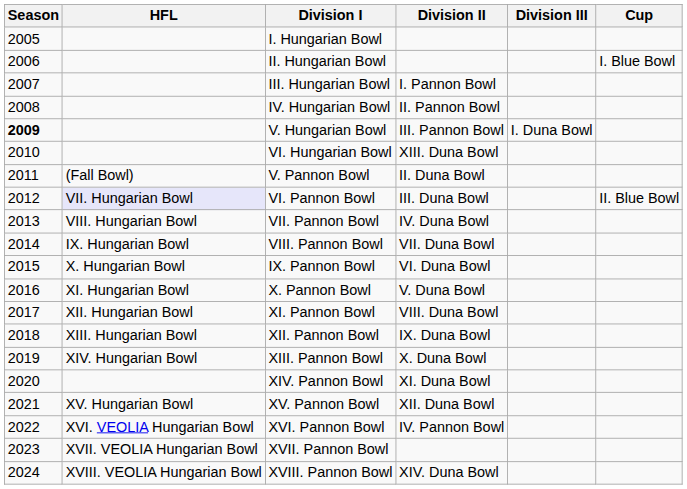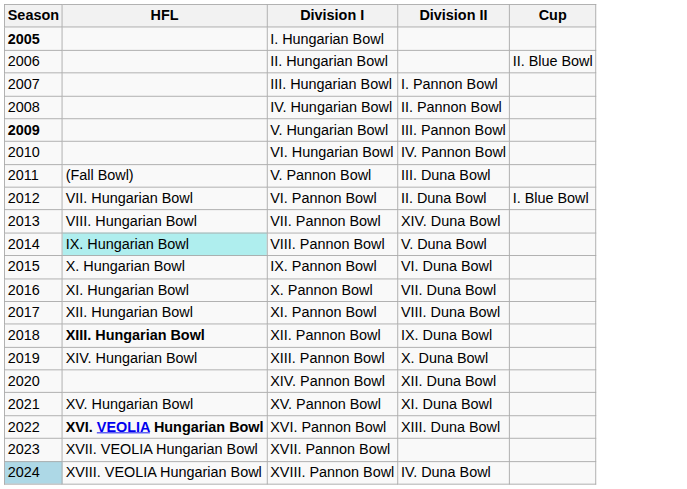- column: (552, 15)
(24, 38) normal -> (24, 38) bold
(637, 61) I. Blue Bowl -> (553, 61) II. Blue Bowl
(449, 152) XIII. Duna Bowl -> (453, 152) IV. Pannon Bowl
(442, 175) II. Duna Bowl -> (446, 175) III. Duna Bowl
(129, 198) lavender background -> (129, 198) no background
(444, 198) III. Duna Bowl -> (444, 198) II. Duna Bowl
(639, 198) II. Blue Bowl -> (551, 198) I. Blue Bowl
(444, 221) IV. Duna Bowl -> (451, 221) XIV. Duna Bowl
(127, 244) no background -> (127, 244) paleturquoise background
(447, 244) VII. Duna Bowl -> (444, 244) V. Duna Bowl
(442, 289) V. Duna Bowl -> (449, 289) VII. Duna Bowl
(131, 335) normal -> (135, 335) bold
(445, 381) XI. Duna Bowl -> (449, 381) XII. Duna Bowl
(447, 404) XII. Duna Bowl -> (447, 404) XI. Duna Bowl
(160, 426) normal -> (165, 426) bold
(452, 426) IV. Pannon Bowl -> (451, 426) XIII. Duna Bowl
(24, 472) no background -> (24, 472) lightblue background
(449, 472) XIV. Duna Bowl -> (446, 472) IV. Duna Bowl
